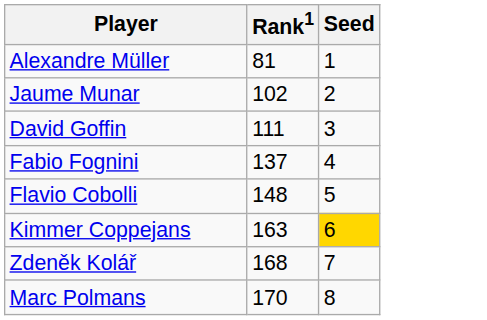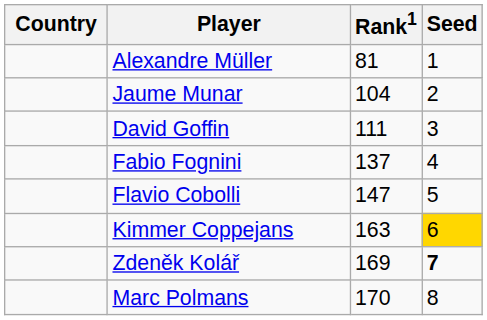+ column: (56, 24)
(270, 94) 102 -> (373, 94) 104
(270, 195) 148 -> (373, 195) 147
(270, 263) 168 -> (373, 263) 169
(330, 263) normal -> (433, 263) bold
